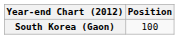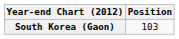(150, 27) 100 -> (150, 27) 103
